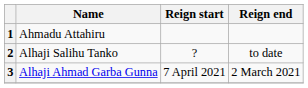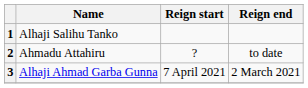(62, 33) Ahmadu Attahiru -> (68, 33) Alhaji Salihu Tanko
(68, 53) Alhaji Salihu Tanko -> (62, 53) Ahmadu Attahiru
